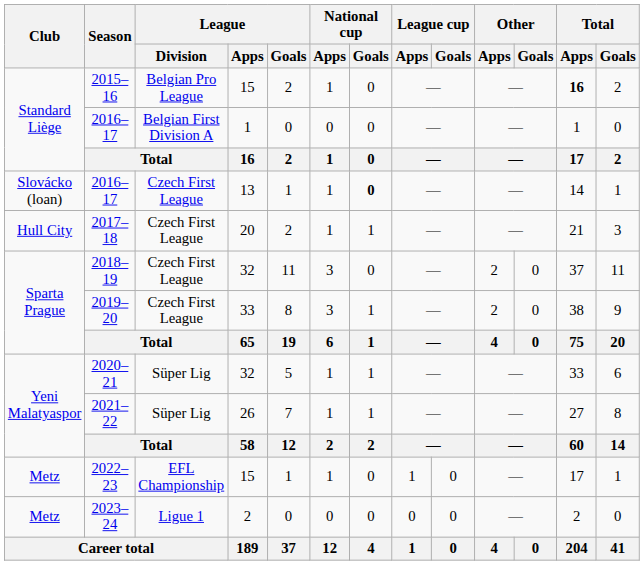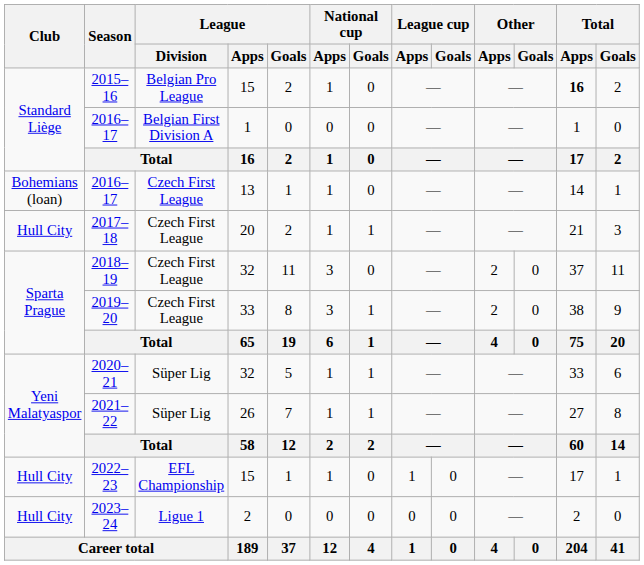(45, 190) Slovácko (loan) -> (45, 190) Bohemians (loan)
(371, 190) bold -> (371, 190) normal
(45, 476) Metz -> (45, 476) Hull City
(45, 516) Metz -> (45, 516) Hull City
